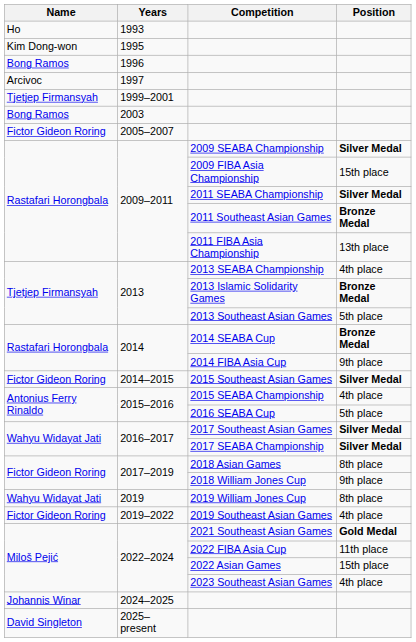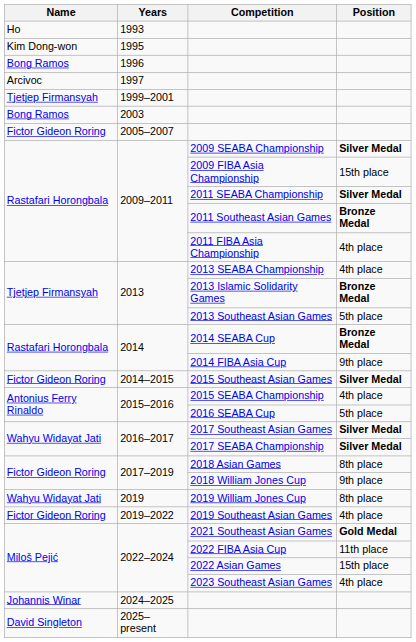(364, 247) 13th place -> (361, 247) 4th place
